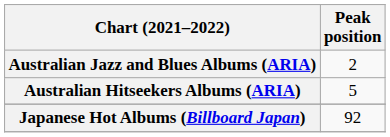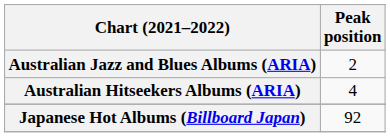(353, 90) 5 -> (353, 90) 4
